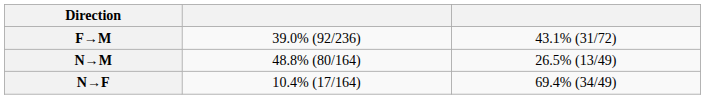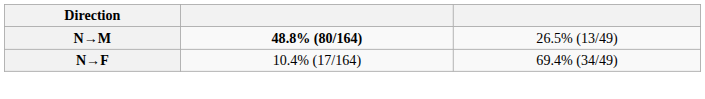- row: (93, 37)
(317, 60) normal -> (317, 37) bold
